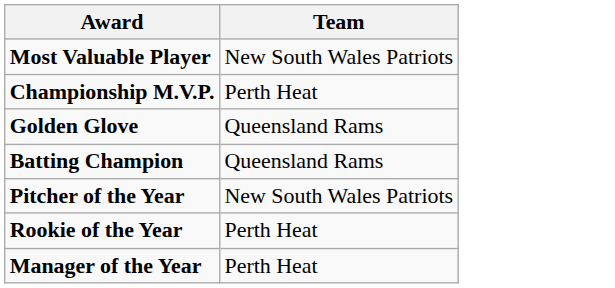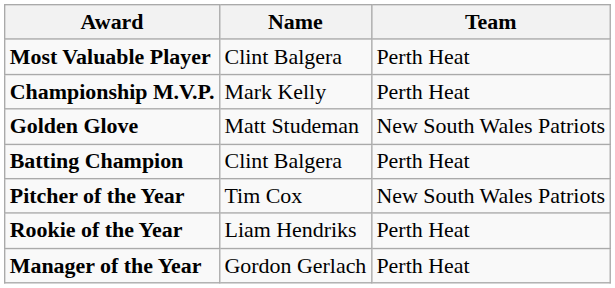+ column: (295, 21)
(339, 56) New South Wales Patriots -> (423, 56) Perth Heat
(304, 126) Queensland Rams -> (491, 126) New South Wales Patriots
(304, 160) Queensland Rams -> (423, 160) Perth Heat
